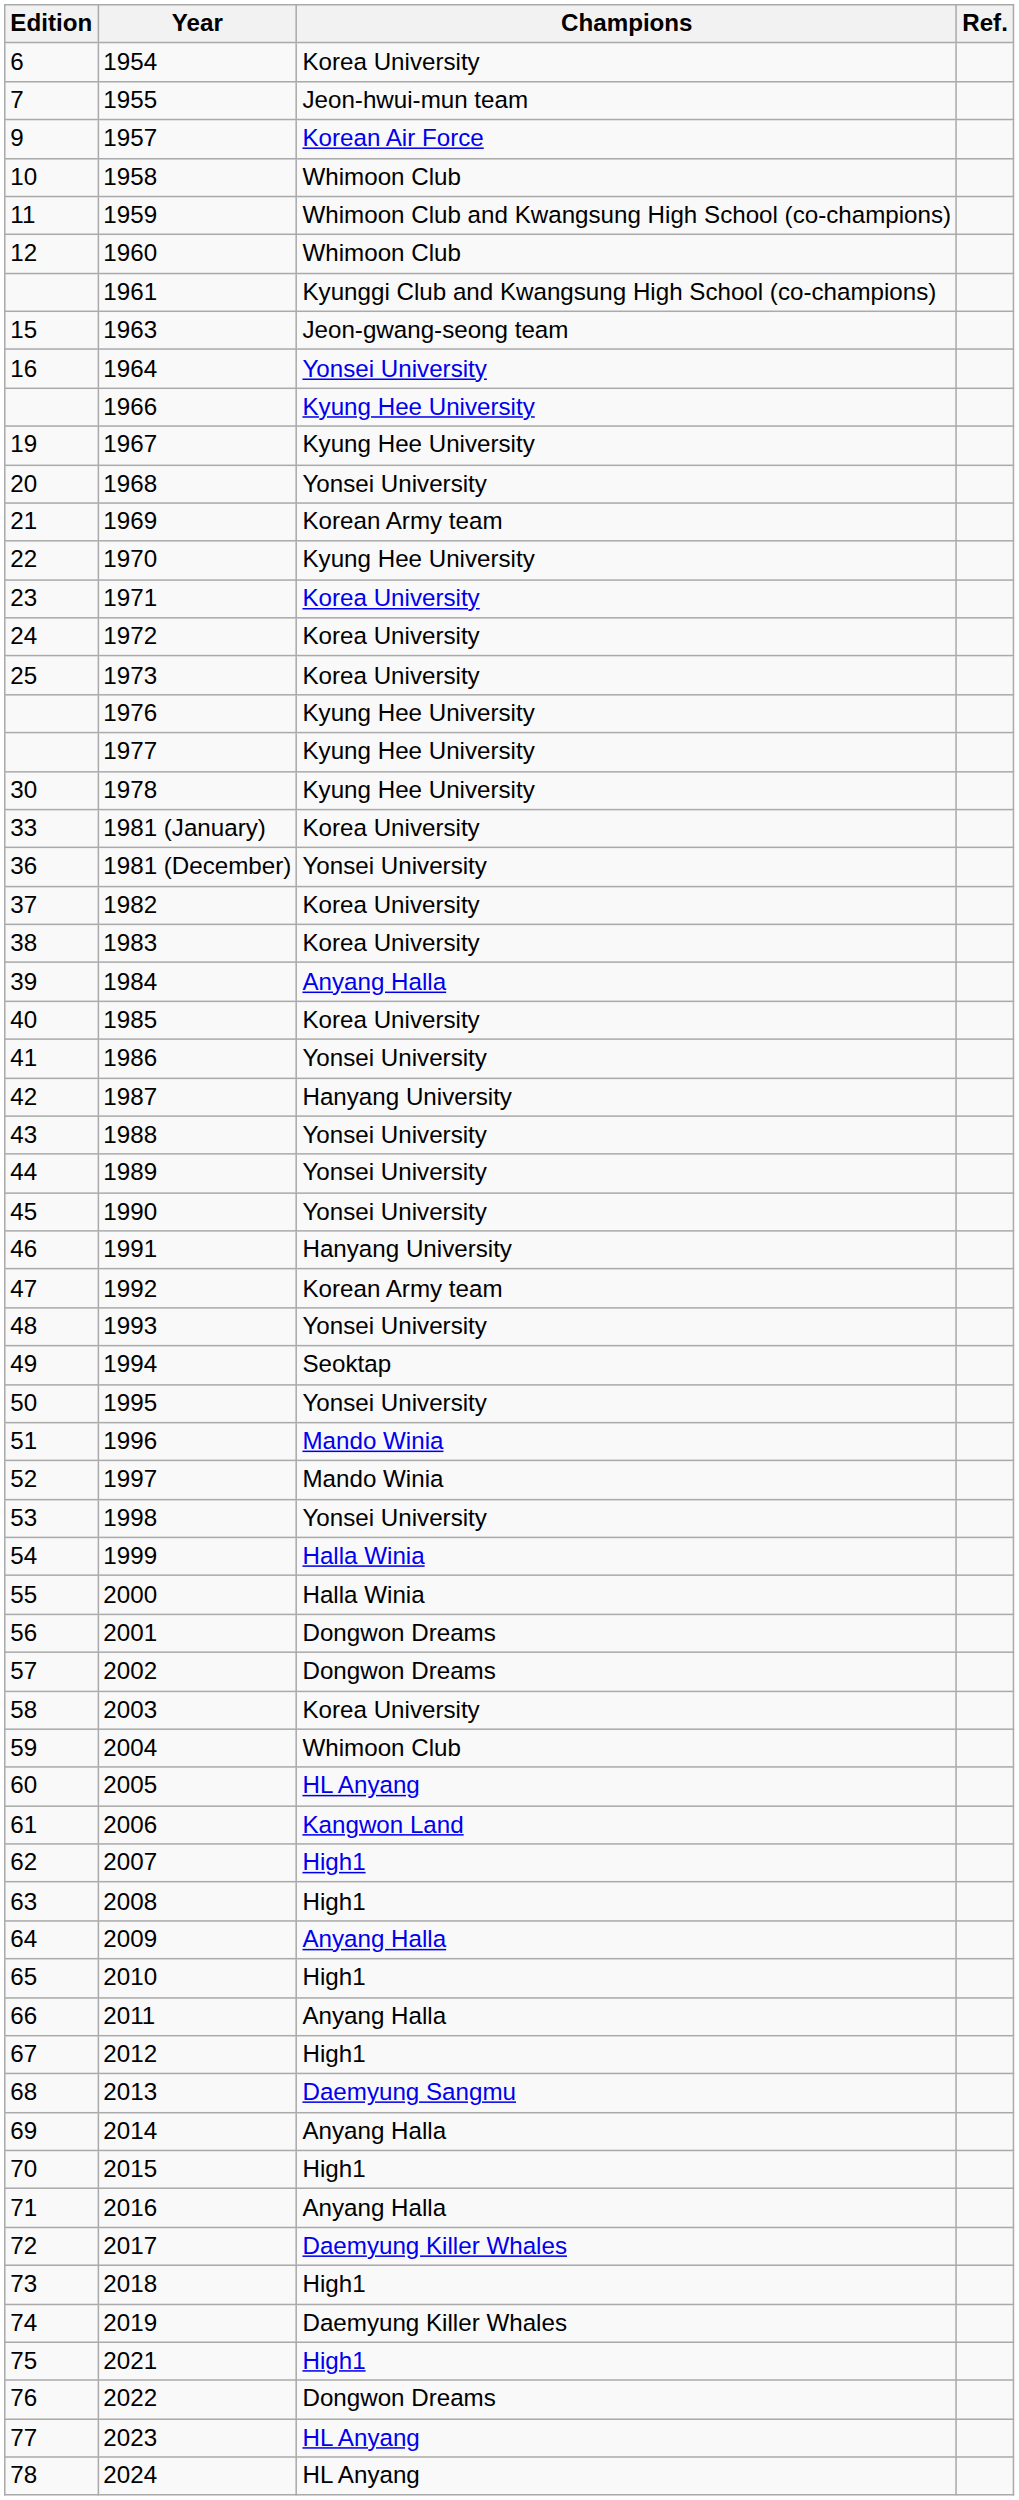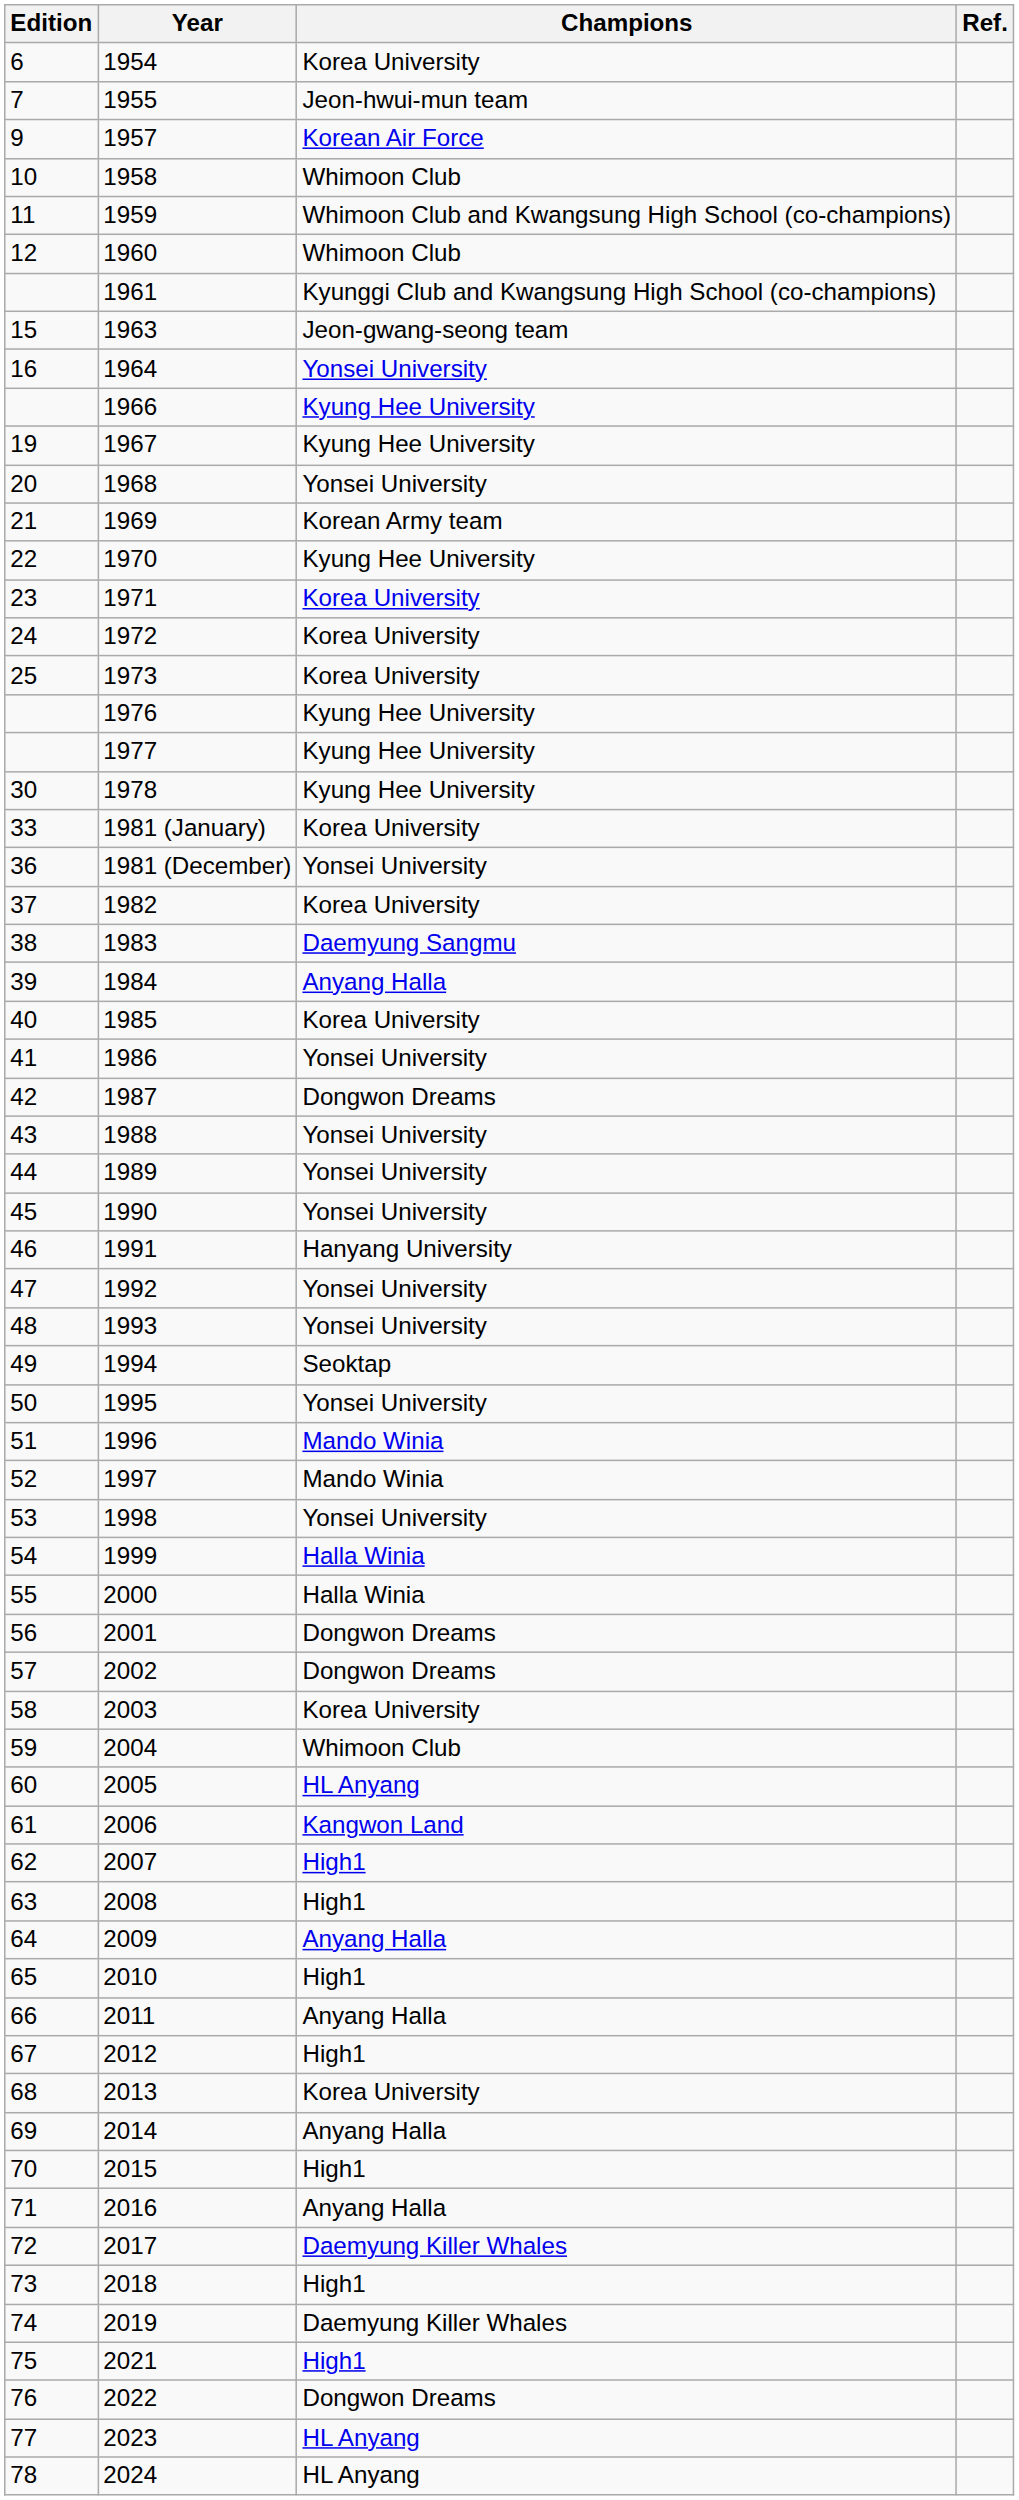(391, 943) Korea University -> (409, 943) Daemyung Sangmu
(407, 1096) Hanyang University -> (399, 1096) Dongwon Dreams
(402, 1288) Korean Army team -> (395, 1288) Yonsei University
(409, 2092) Daemyung Sangmu -> (391, 2092) Korea University
